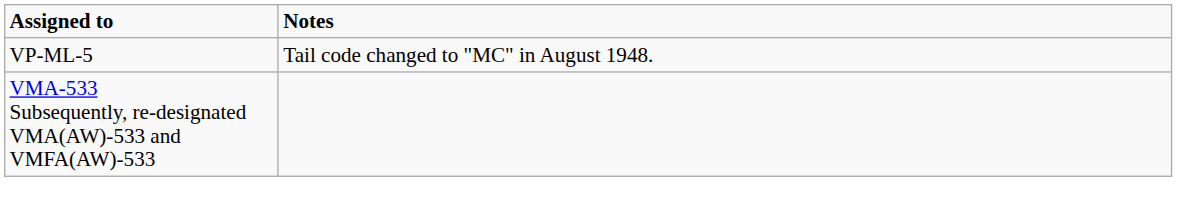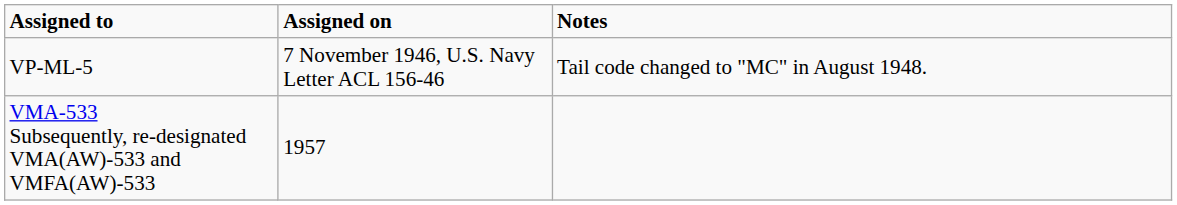+ column: (338, 21)
